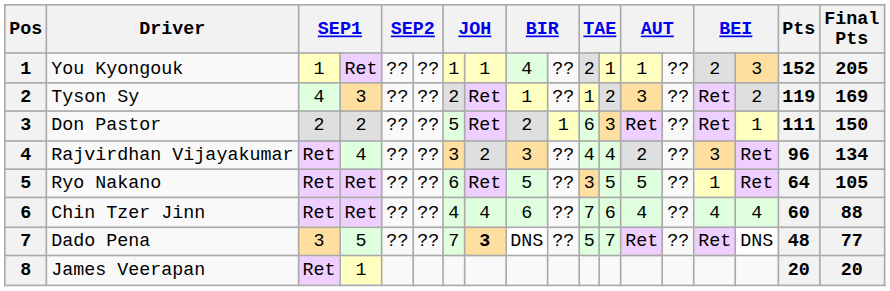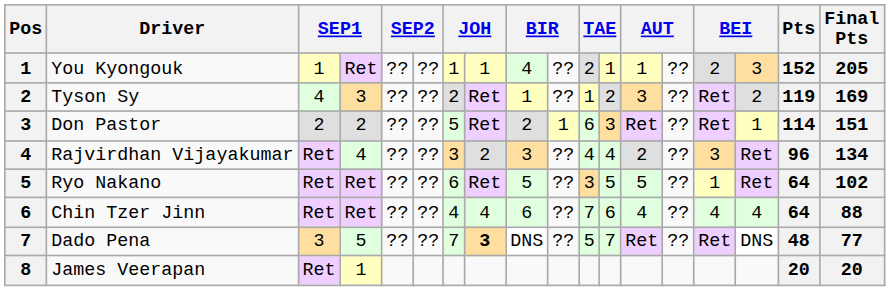(799, 126) 111 -> (799, 126) 114
(852, 126) 150 -> (852, 126) 151
(852, 184) 105 -> (852, 184) 102
(799, 213) 60 -> (799, 213) 64
